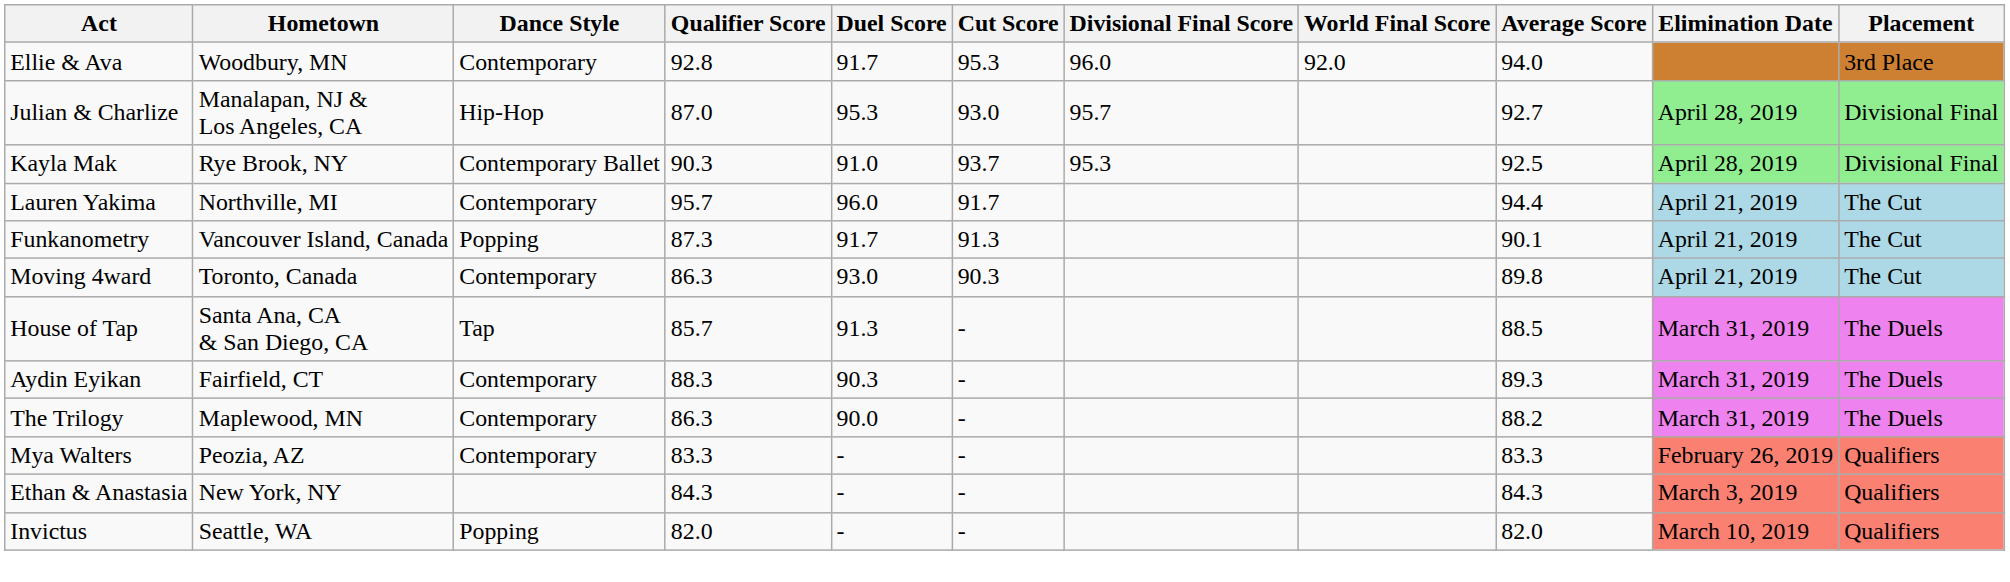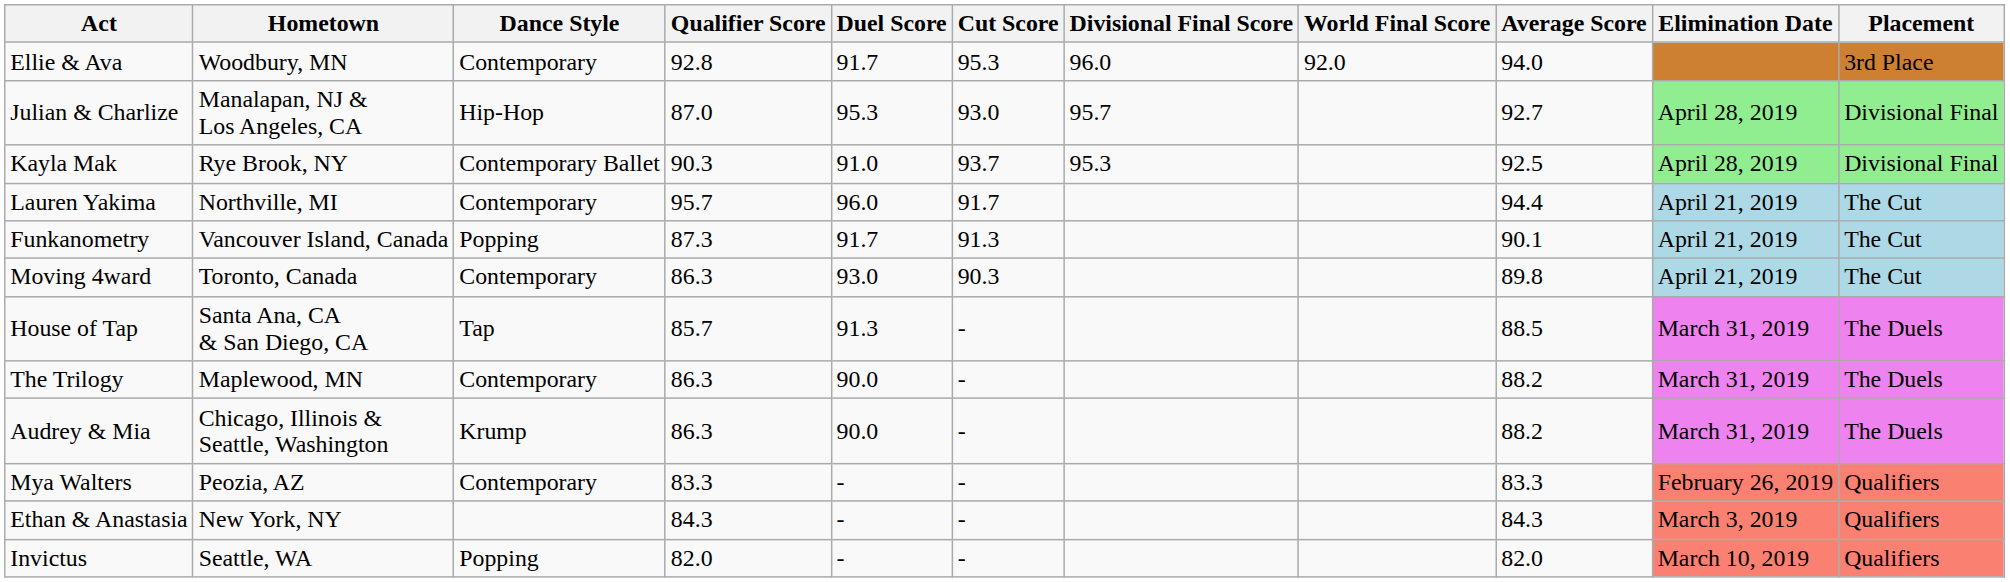- row: (76, 379)
+ row: (80, 430)
